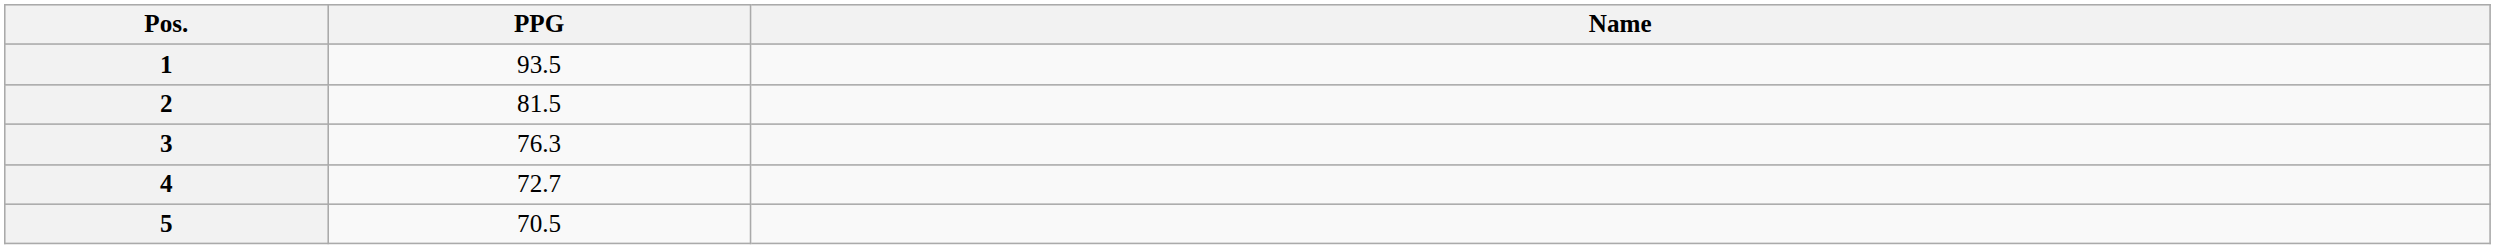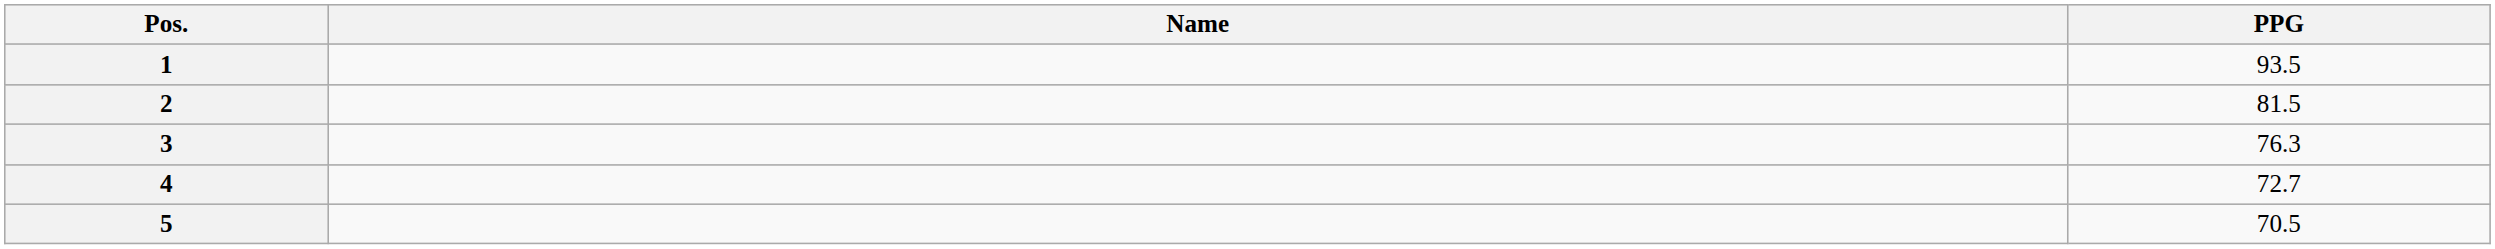columns swapped: (1620, 24) <-> (539, 24)
